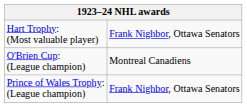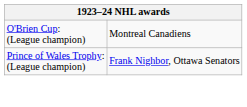- row: (53, 34)
